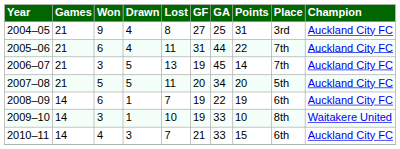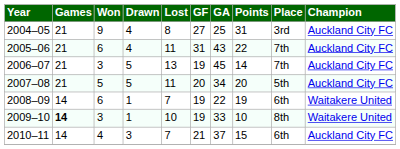(219, 48) 44 -> (219, 48) 43
(350, 100) Auckland City FC -> (350, 100) Waitakere United
(61, 118) normal -> (61, 118) bold
(219, 135) 33 -> (219, 135) 37
